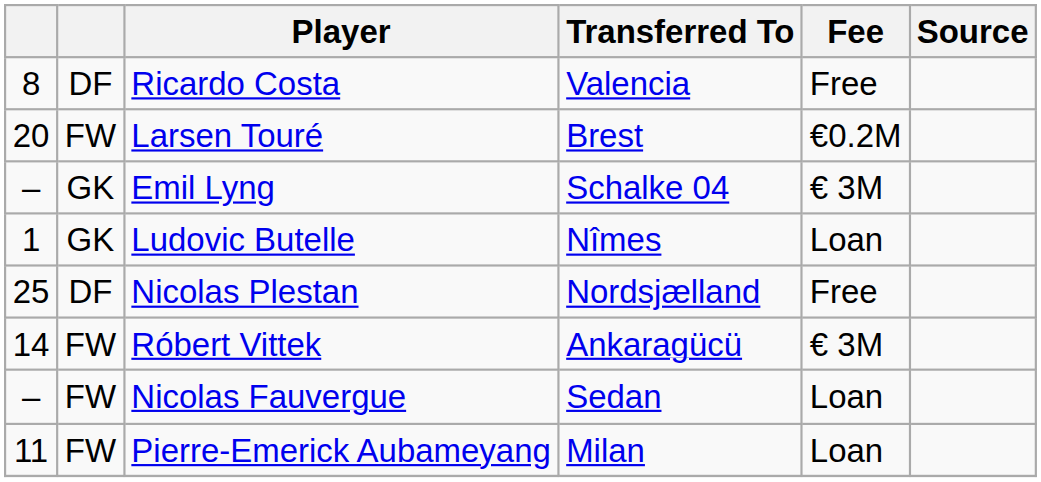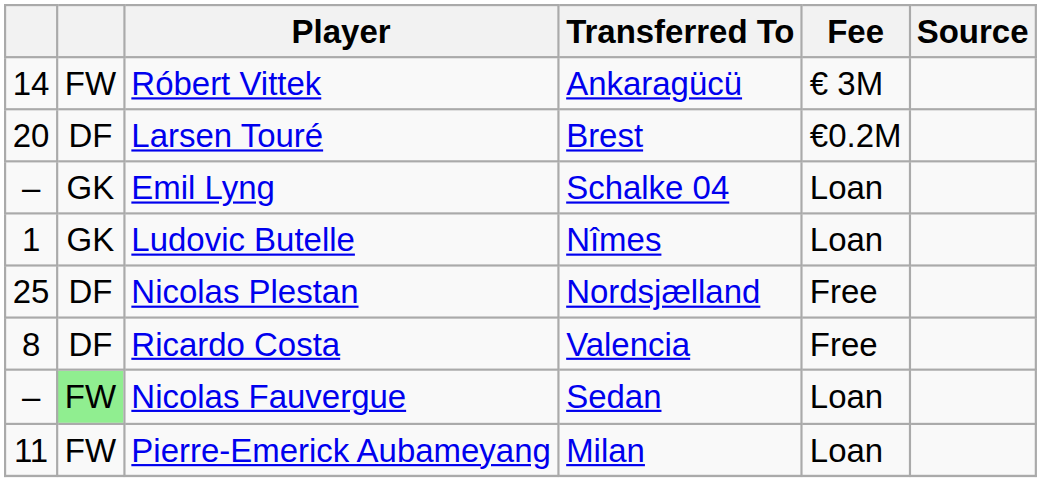rows swapped: (226, 345) <-> (236, 84)
(90, 136) FW -> (90, 136) DF
(846, 188) € 3M -> (846, 188) Loan
(90, 397) no background -> (90, 397) lightgreen background
